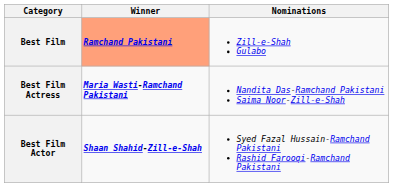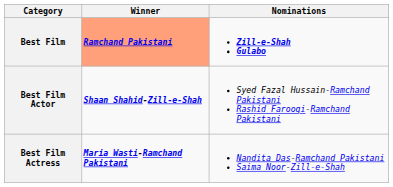(299, 47) normal -> (299, 47) bold
rows swapped: (43, 149) <-> (43, 91)
